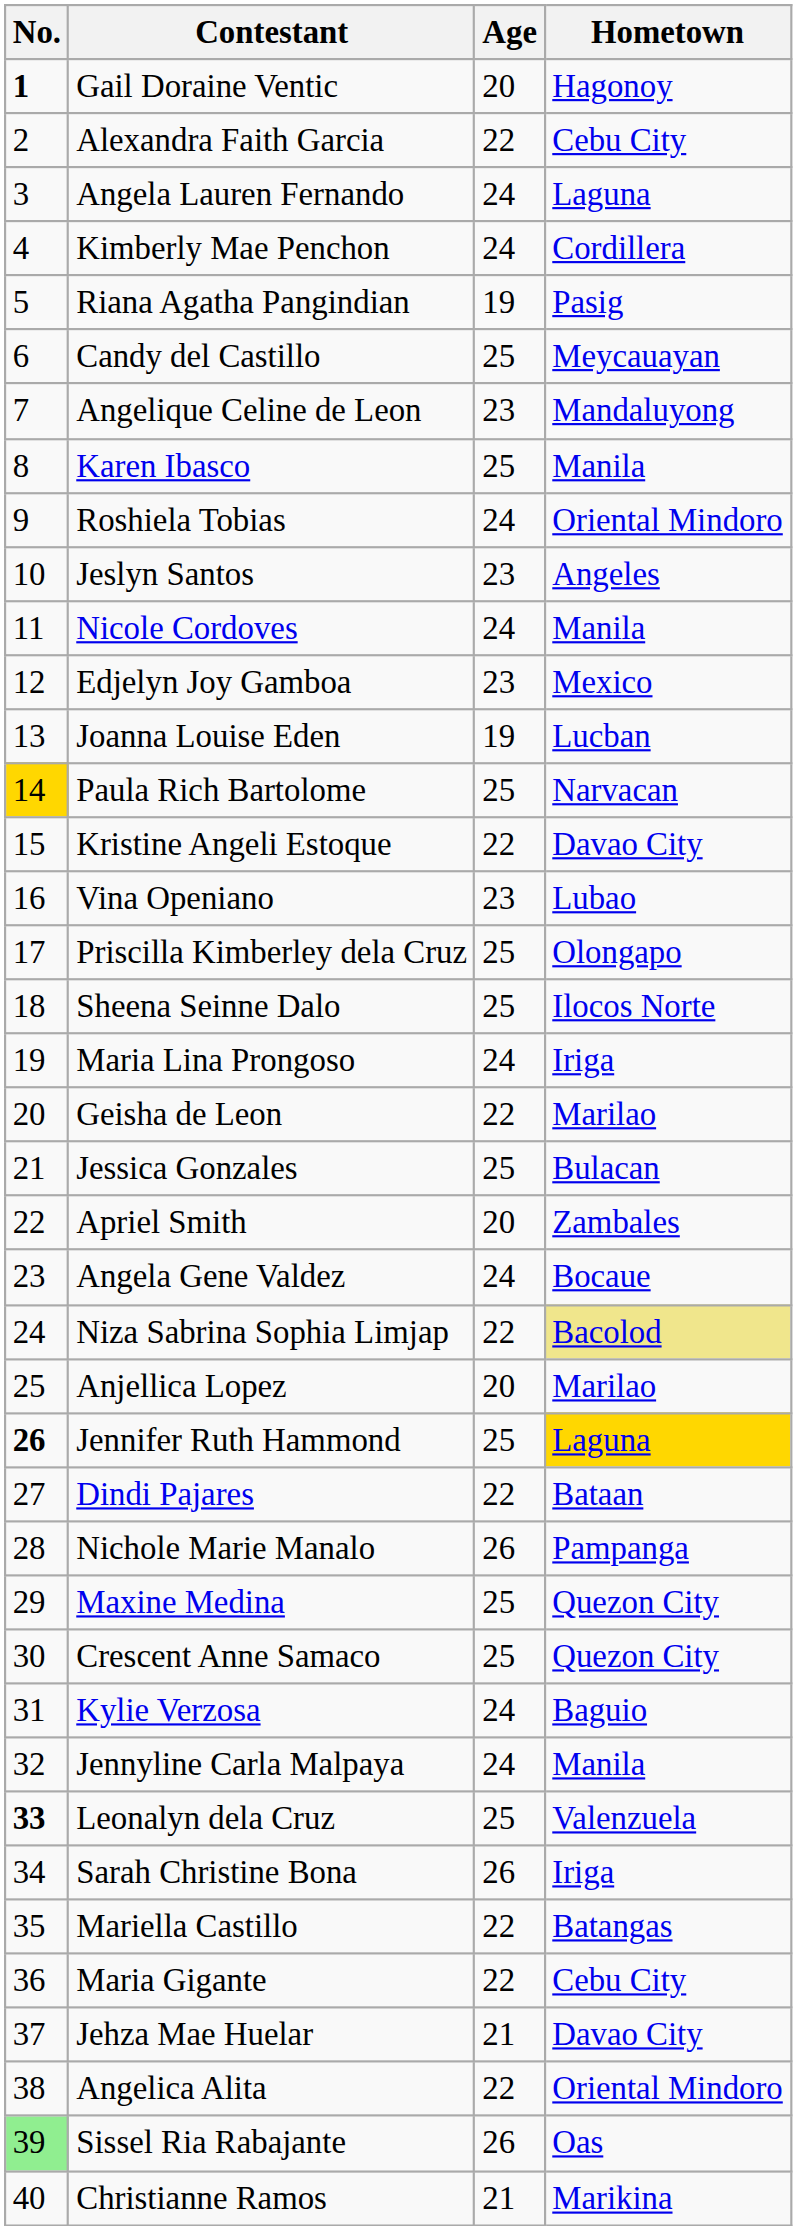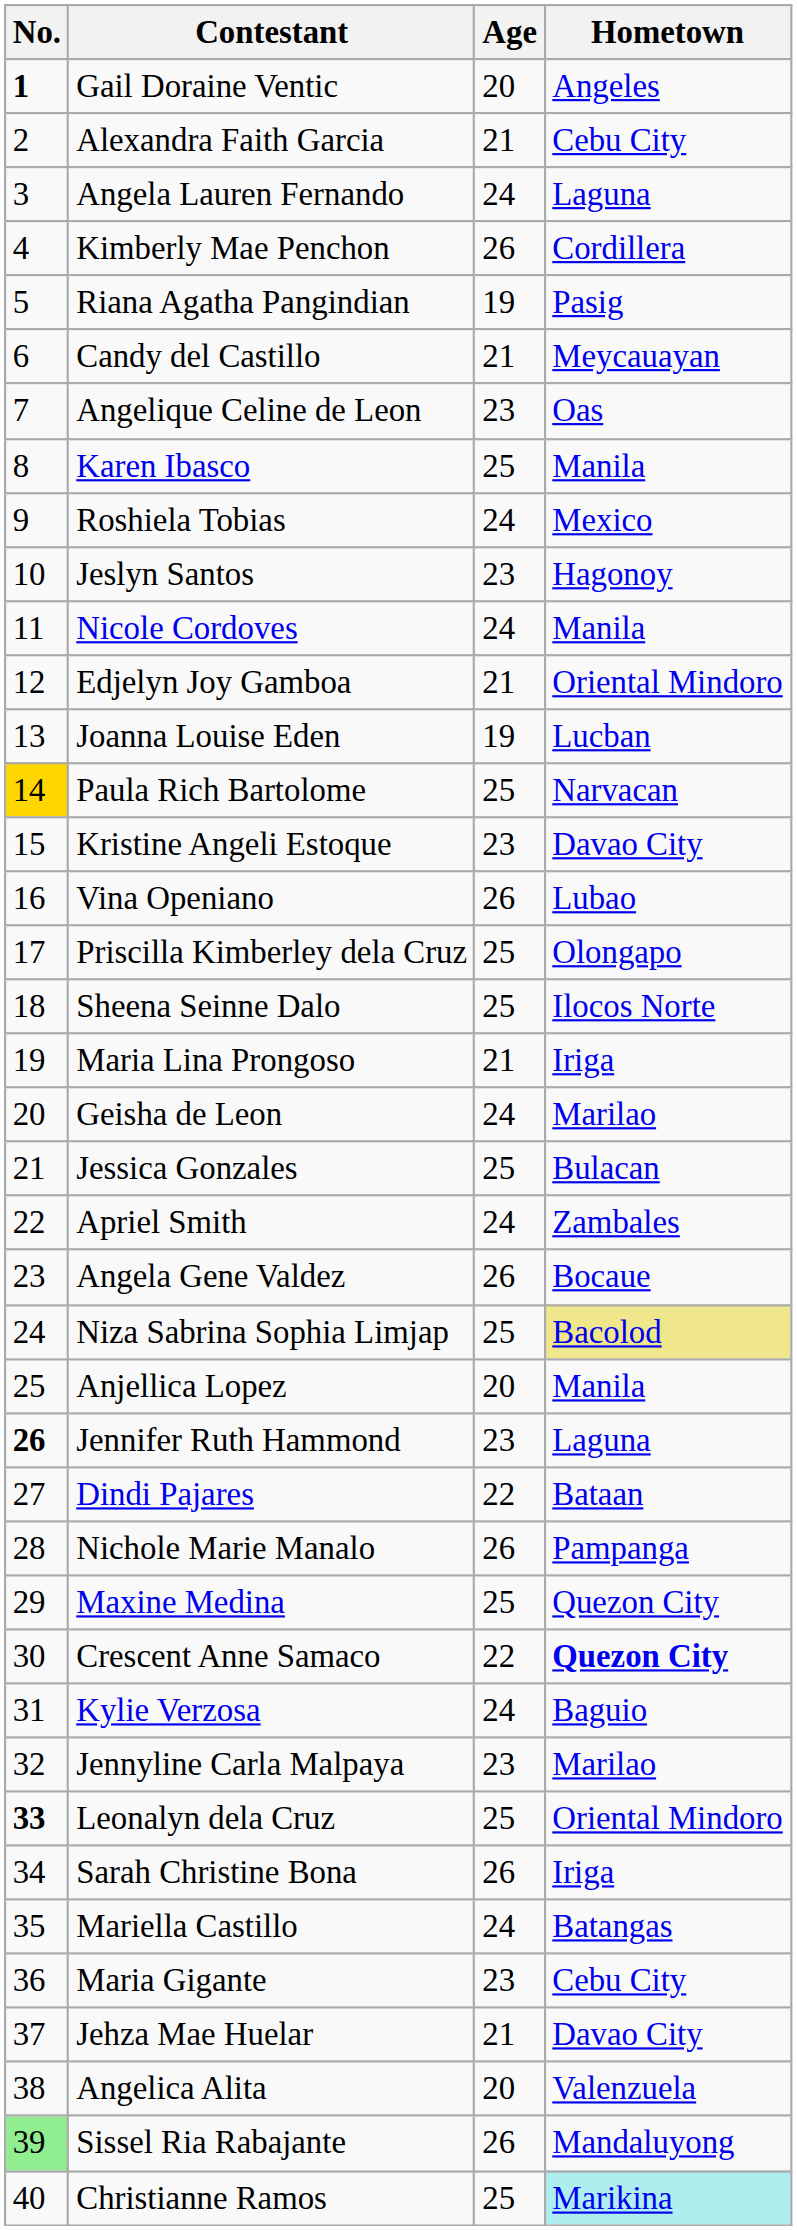(612, 85) Hagonoy -> (606, 85) Angeles
(499, 140) 22 -> (499, 140) 21
(499, 248) 24 -> (499, 248) 26
(499, 356) 25 -> (499, 356) 21
(643, 410) Mandaluyong -> (578, 410) Oas
(668, 518) Oriental Mindoro -> (602, 518) Mexico
(606, 573) Angeles -> (612, 573) Hagonoy
(499, 681) 23 -> (499, 681) 21
(602, 681) Mexico -> (668, 681) Oriental Mindoro
(499, 843) 22 -> (499, 843) 23
(499, 897) 23 -> (499, 897) 26
(499, 1060) 24 -> (499, 1060) 21
(499, 1114) 22 -> (499, 1114) 24
(499, 1222) 20 -> (499, 1222) 24
(499, 1276) 24 -> (499, 1276) 26
(499, 1330) 22 -> (499, 1330) 25
(604, 1385) Marilao -> (599, 1385) Manila
(499, 1439) 25 -> (499, 1439) 23
(601, 1439) gold background -> (601, 1439) no background
(499, 1655) 25 -> (499, 1655) 22
(636, 1655) normal -> (640, 1655) bold
(499, 1764) 24 -> (499, 1764) 23
(599, 1764) Manila -> (604, 1764) Marilao
(624, 1818) Valenzuela -> (668, 1818) Oriental Mindoro
(499, 1926) 22 -> (499, 1926) 24
(499, 1980) 22 -> (499, 1980) 23
(499, 2088) 22 -> (499, 2088) 20
(668, 2088) Oriental Mindoro -> (624, 2088) Valenzuela
(578, 2143) Oas -> (643, 2143) Mandaluyong
(499, 2197) 21 -> (499, 2197) 25
(612, 2197) no background -> (612, 2197) paleturquoise background
